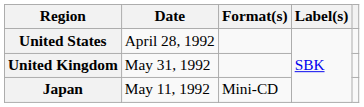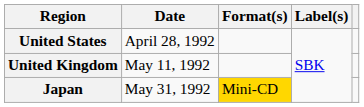(168, 65) May 31, 1992 -> (167, 65) May 11, 1992
(167, 89) May 11, 1992 -> (168, 89) May 31, 1992
(250, 89) no background -> (250, 89) gold background
